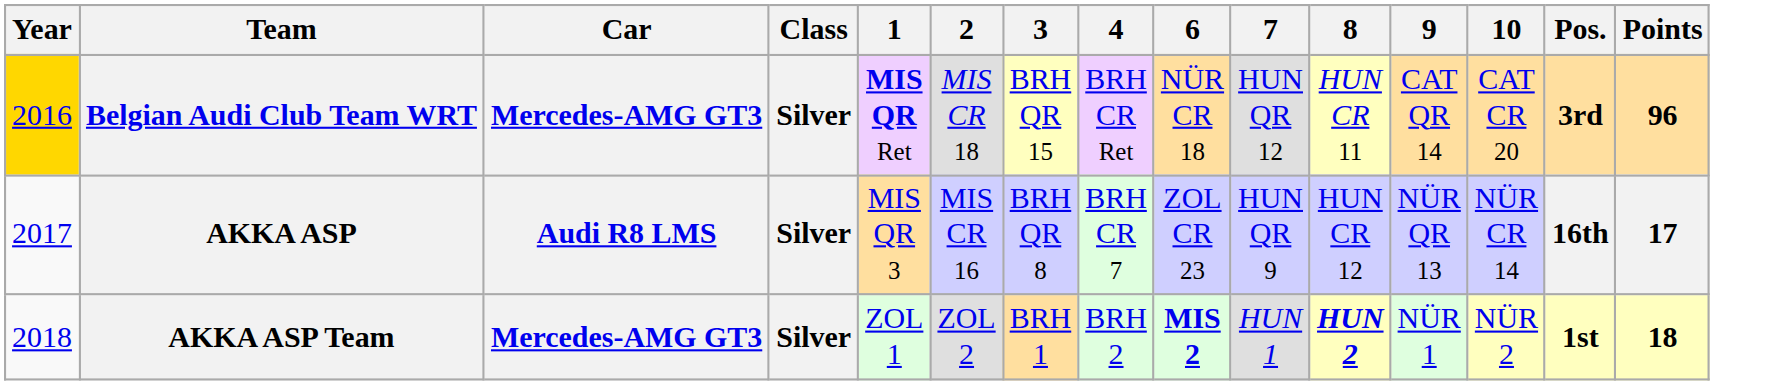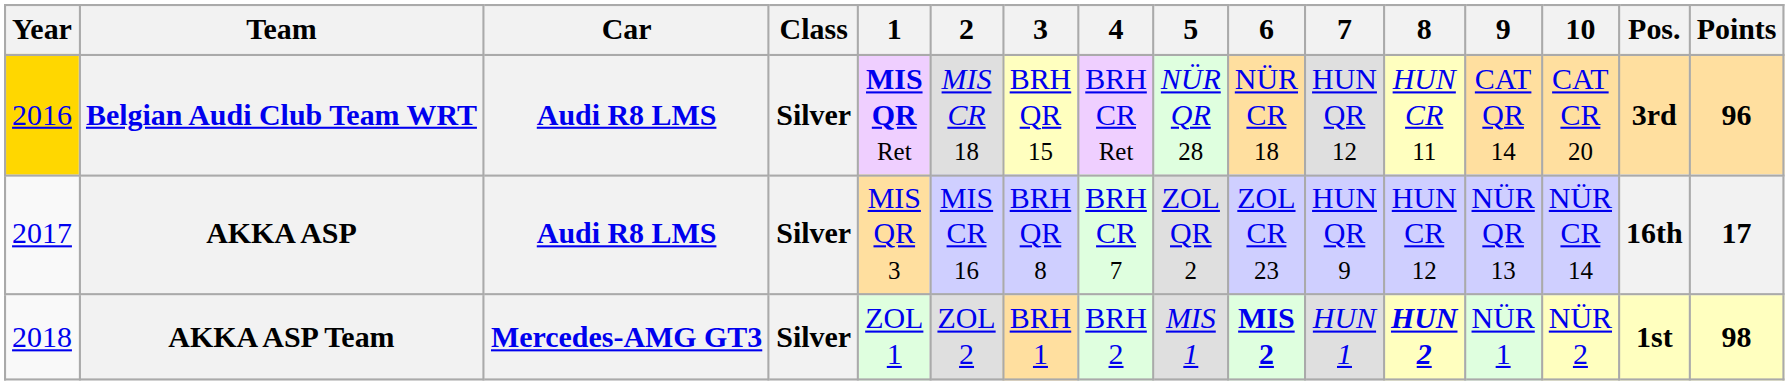+ column: (1191, 29)
(627, 114) Mercedes-AMG GT3 -> (627, 114) Audi R8 LMS
(1663, 336) 18 -> (1737, 336) 98
